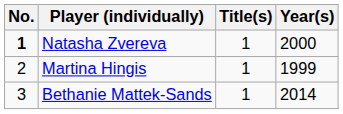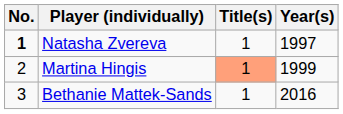(298, 43) 2000 -> (298, 43) 1997
(246, 69) no background -> (246, 69) lightsalmon background
(298, 95) 2014 -> (298, 95) 2016
